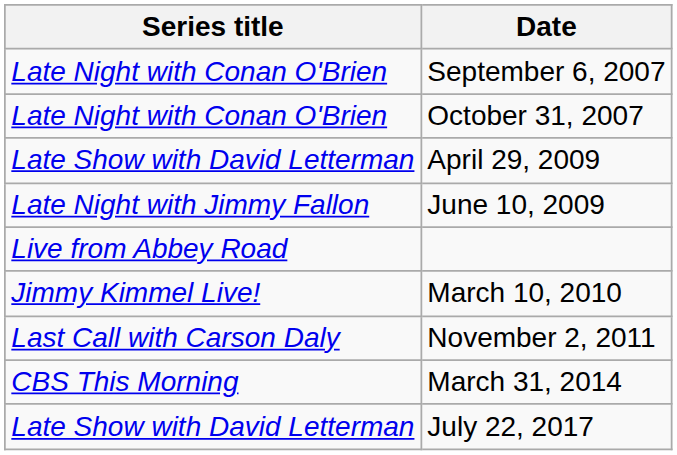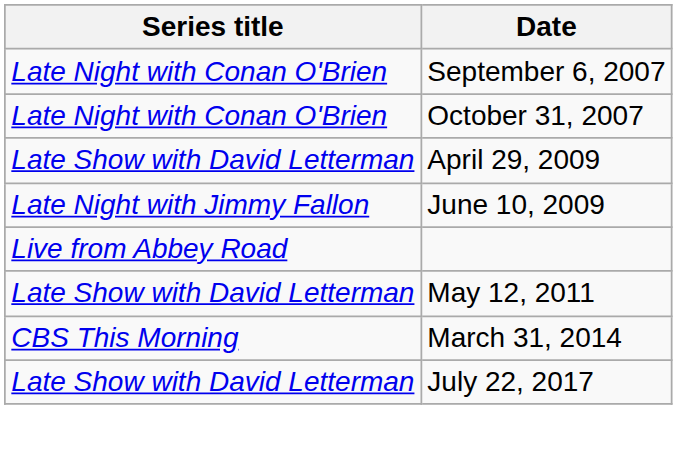- row: (525, 293)
+ row: (511, 293)
- row: (541, 337)
